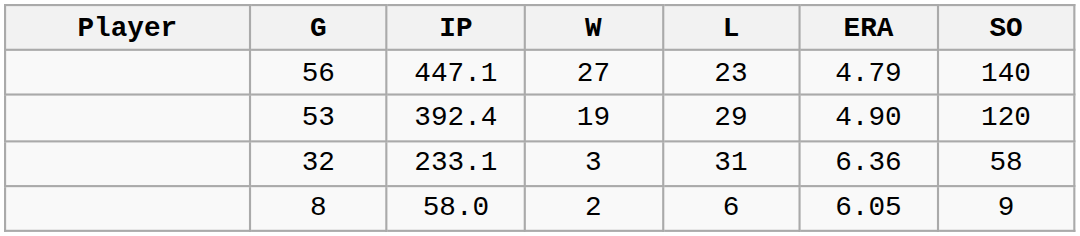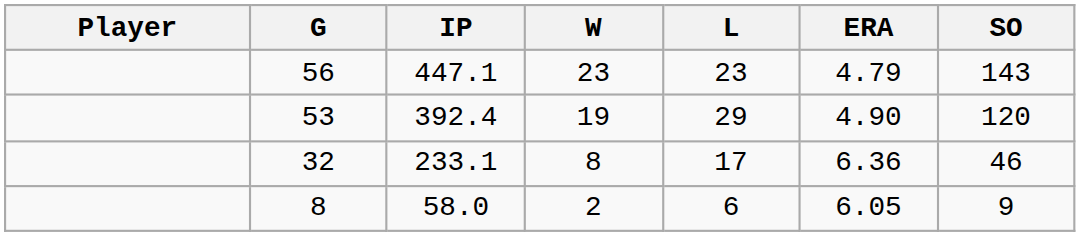(593, 73) 27 -> (593, 73) 23
(1006, 73) 140 -> (1006, 73) 143
(593, 163) 3 -> (593, 163) 8
(731, 163) 31 -> (731, 163) 17
(1006, 163) 58 -> (1006, 163) 46
